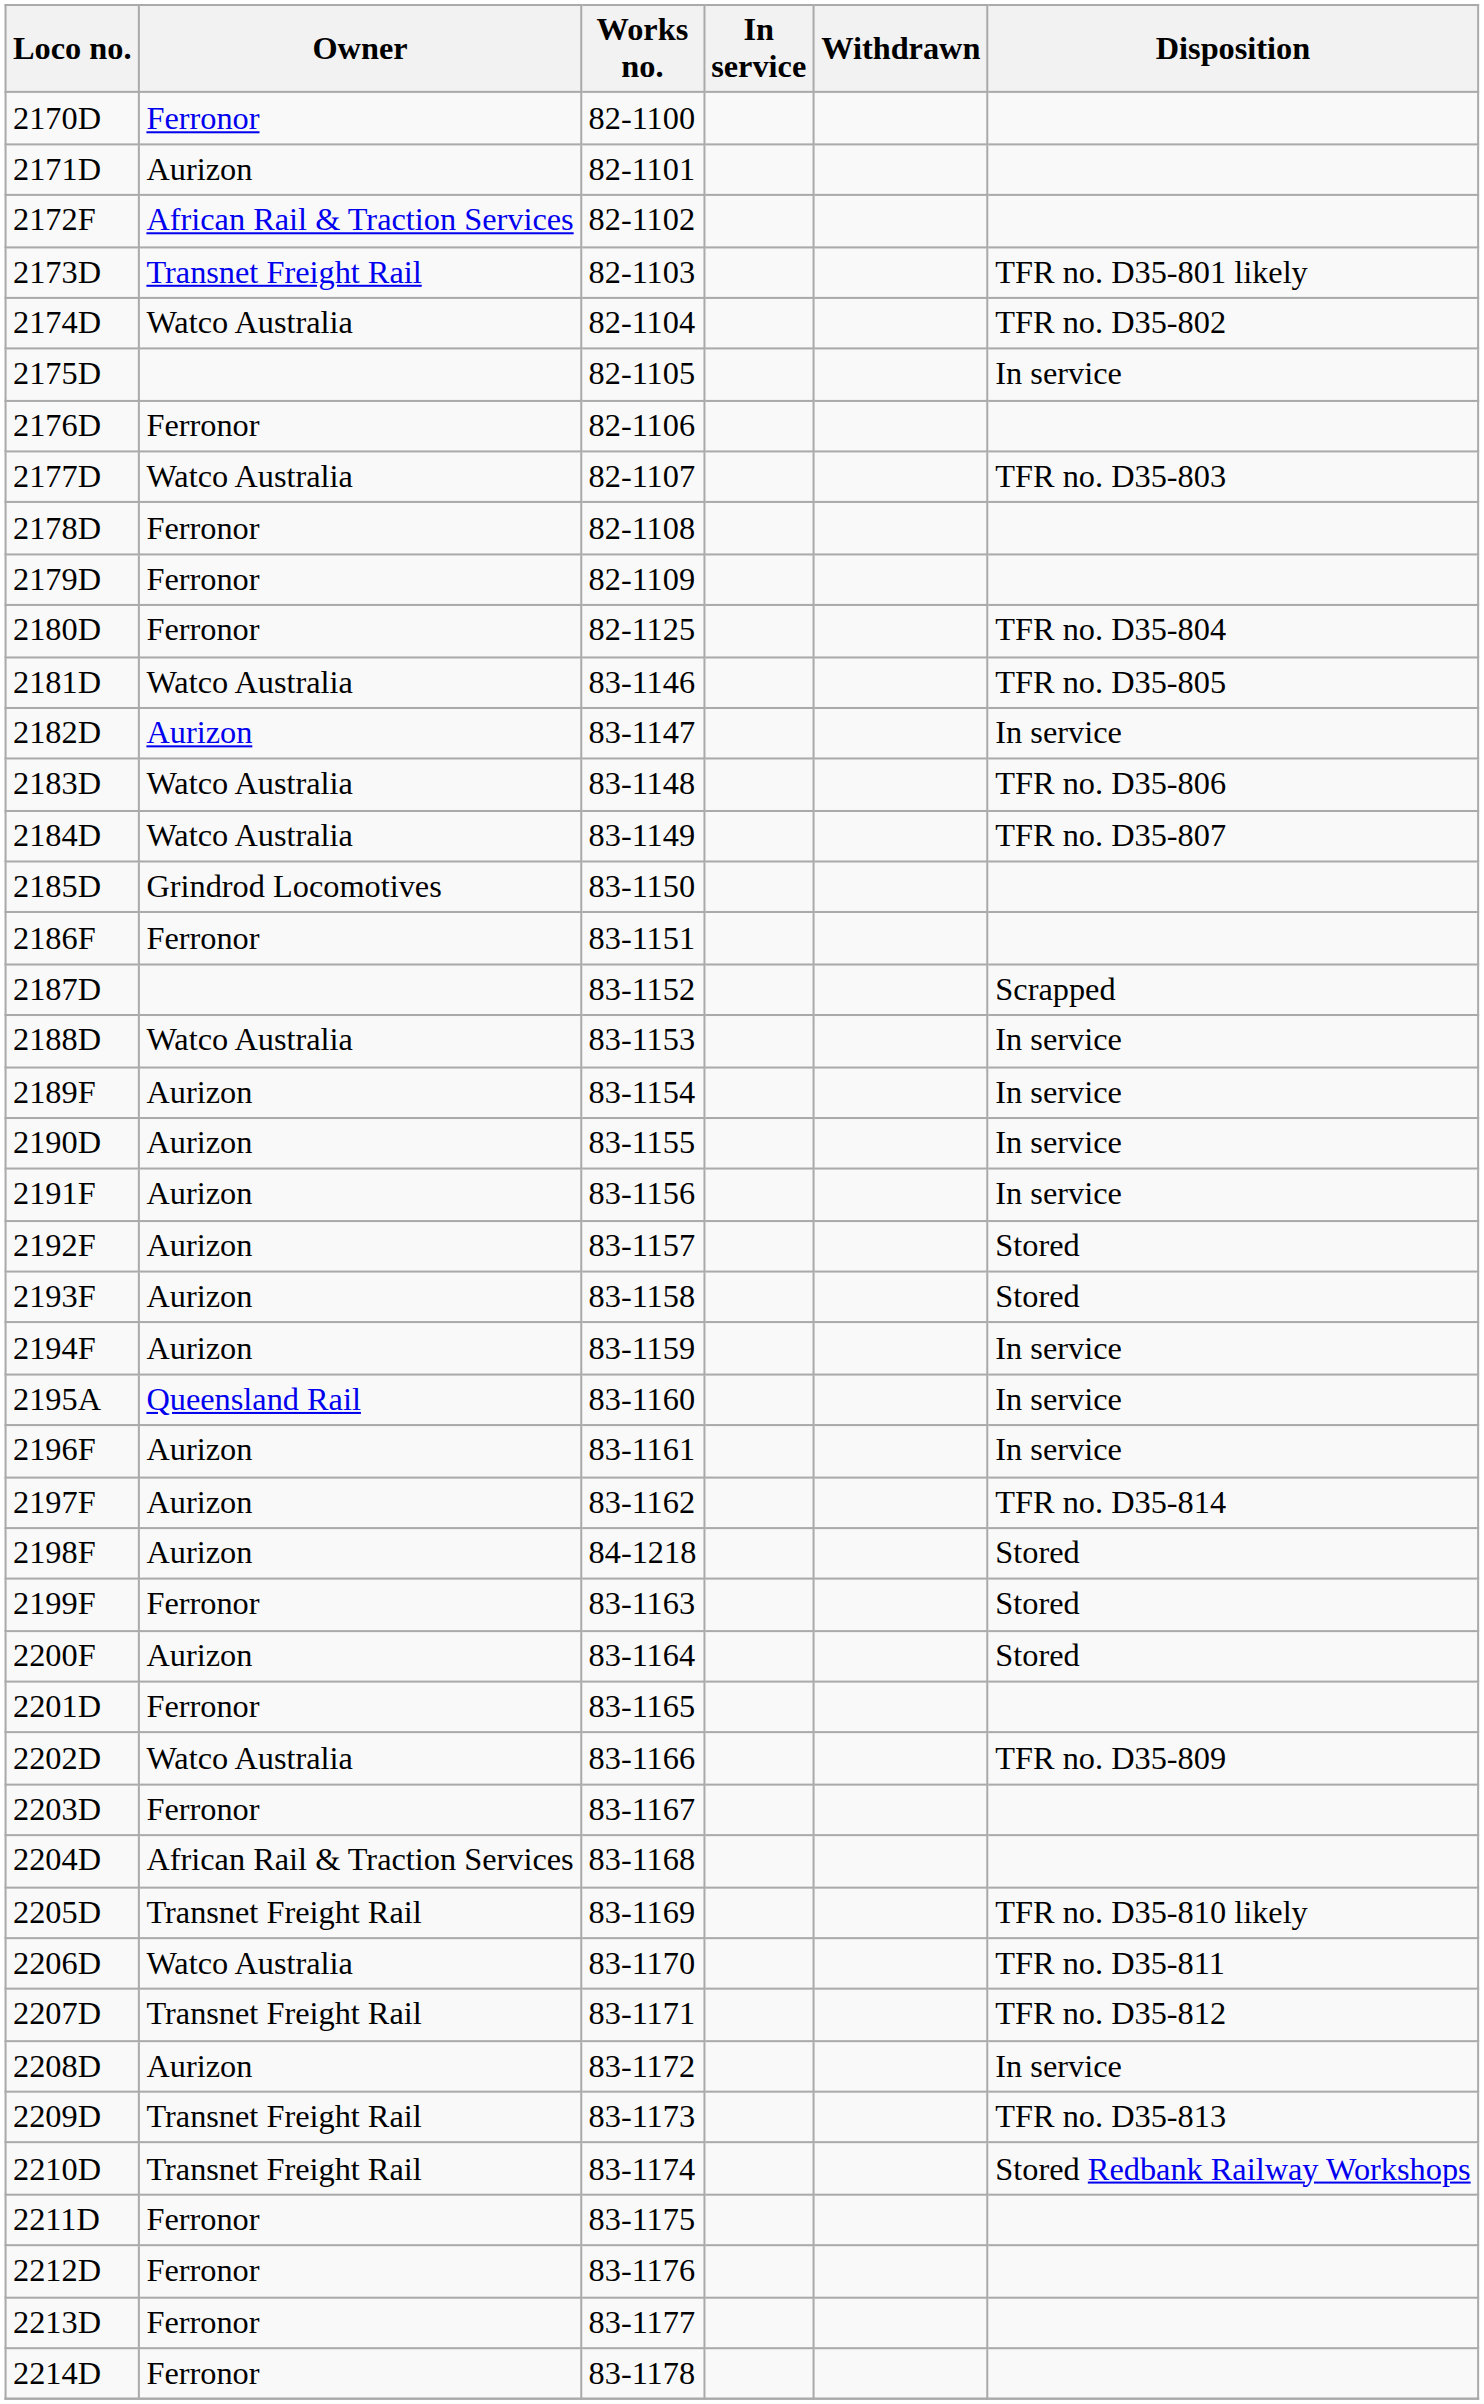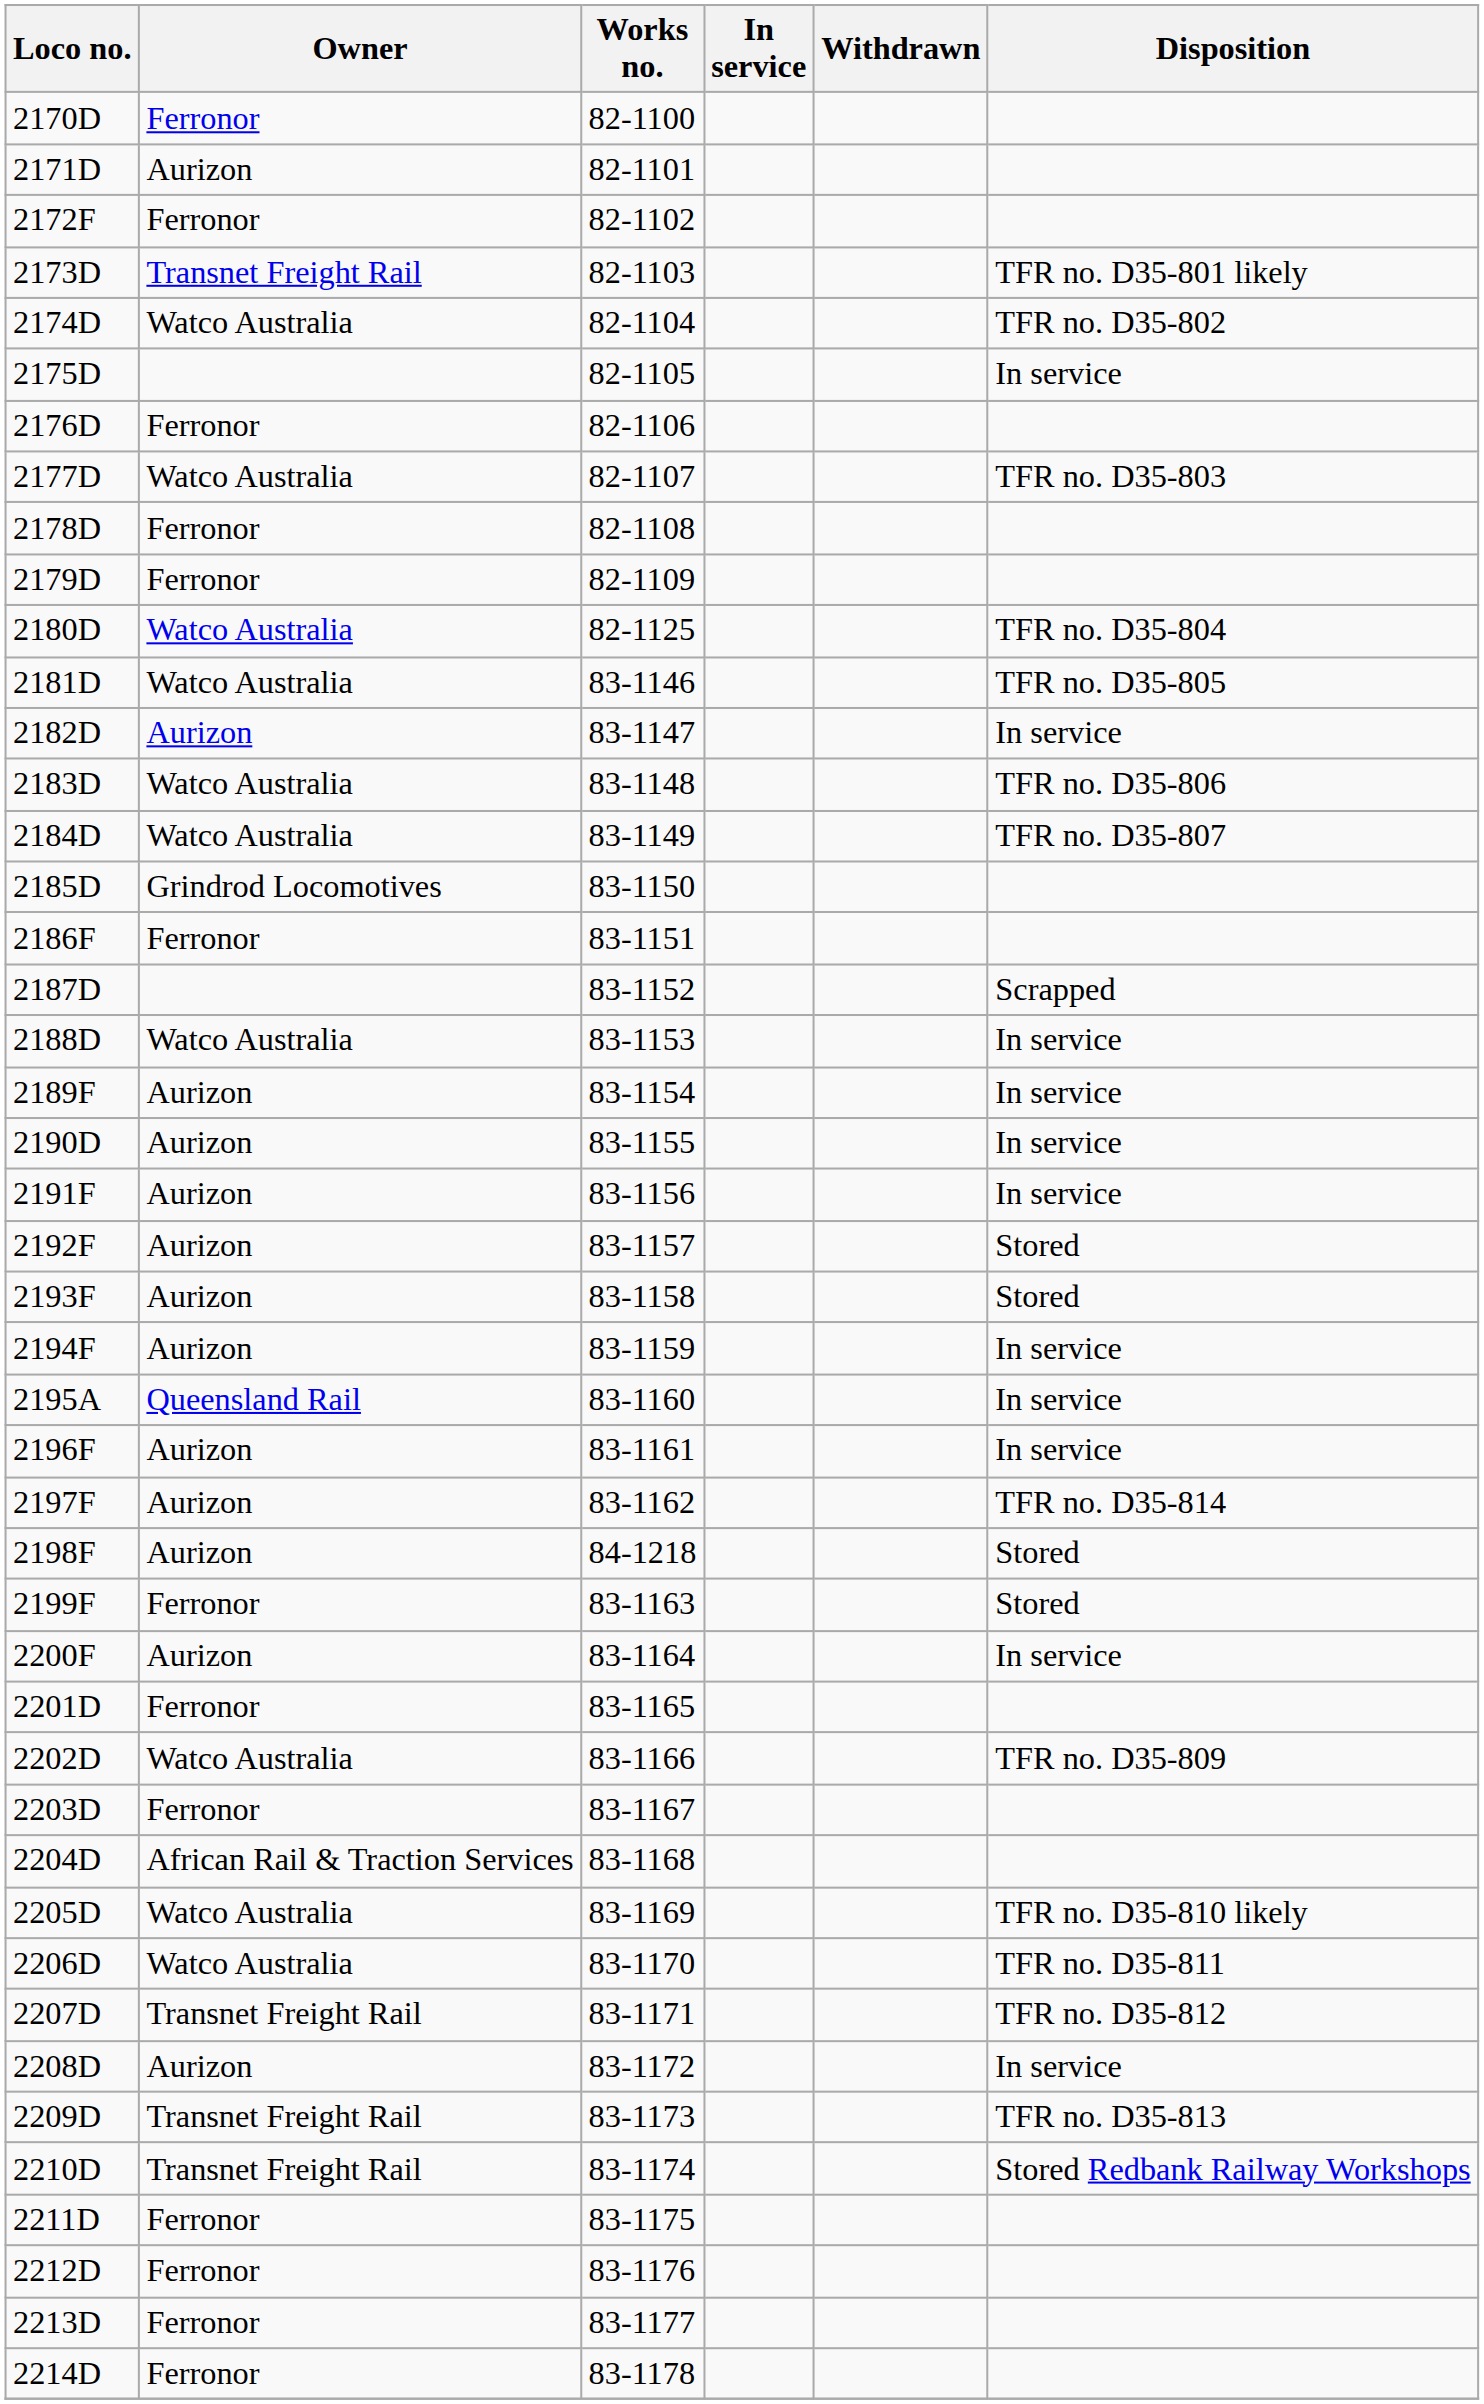(360, 220) African Rail & Traction Services -> (203, 220) Ferronor
(203, 630) Ferronor -> (250, 630) Watco Australia
(1038, 1655) Stored -> (1059, 1655) In service
(284, 1911) Transnet Freight Rail -> (250, 1911) Watco Australia
